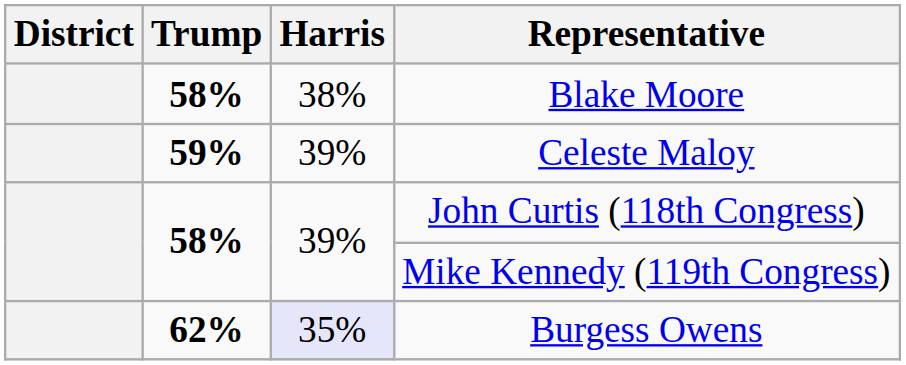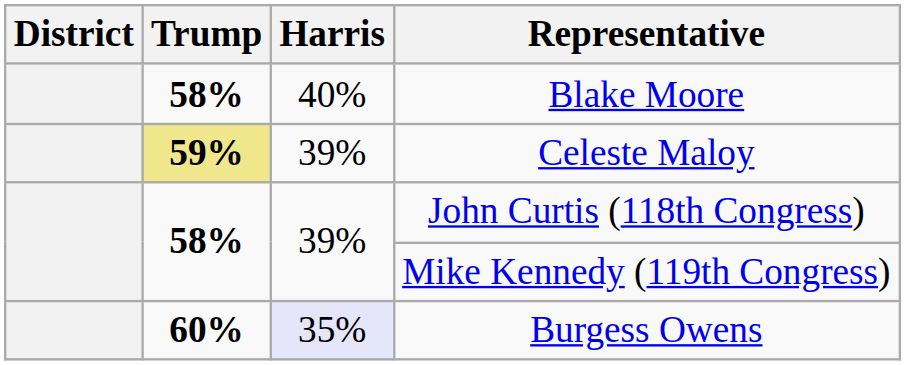(332, 93) 38% -> (332, 93) 40%
(207, 152) no background -> (207, 152) khaki background
(207, 329) 62% -> (207, 329) 60%
